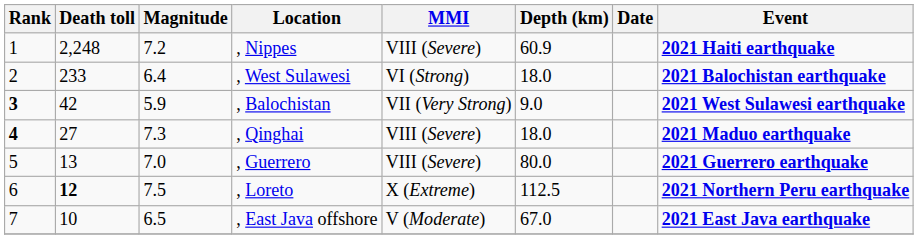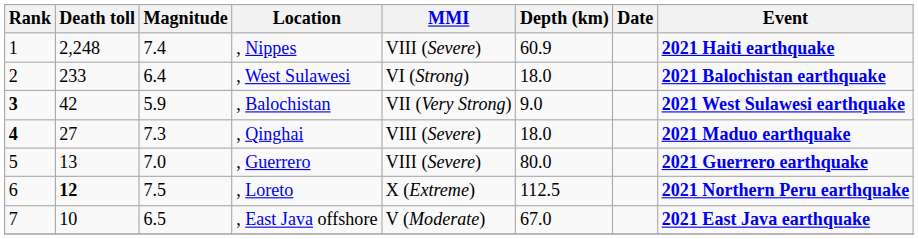(155, 47) 7.2 -> (155, 47) 7.4
